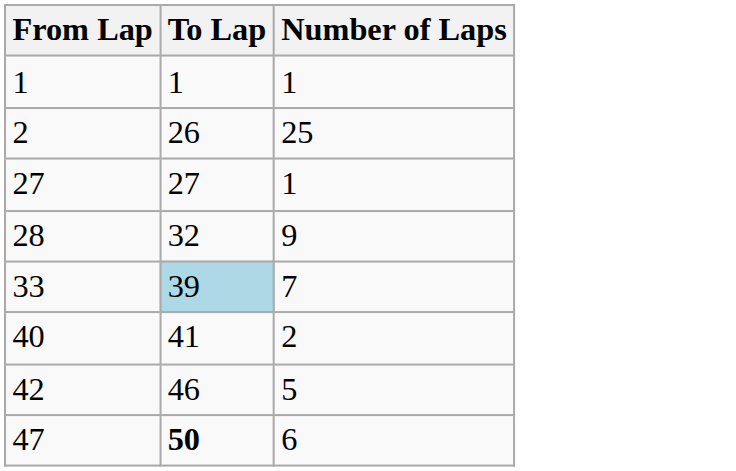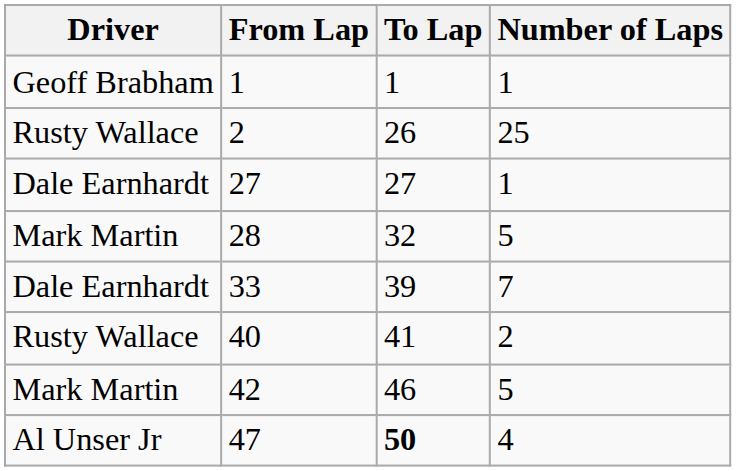+ column: (113, 30)
(289, 235) 9 -> (505, 235) 5
(184, 286) lightblue background -> (400, 286) no background
(289, 440) 6 -> (505, 440) 4
